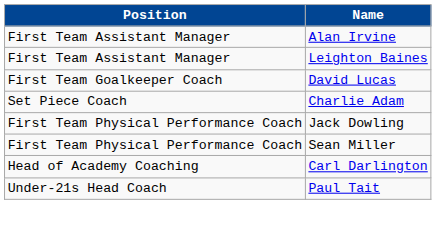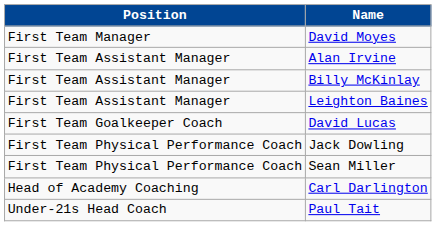+ row: (352, 37)
+ row: (364, 80)
- row: (356, 102)
